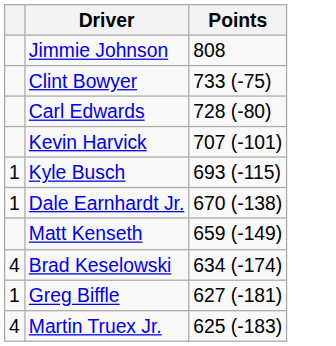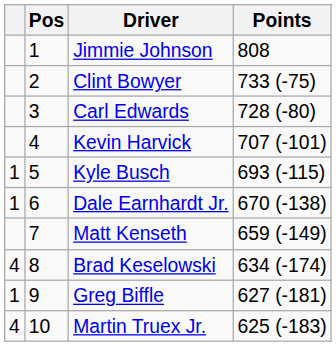+ column: (47, 20)
